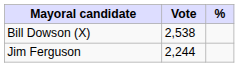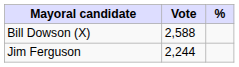(180, 33) 2,538 -> (180, 33) 2,588
